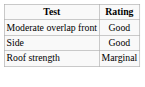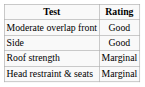+ row: (50, 74)
